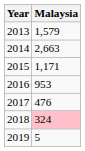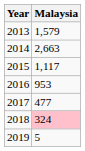(47, 66) 1,171 -> (47, 66) 1,117
(43, 102) 476 -> (43, 102) 477
